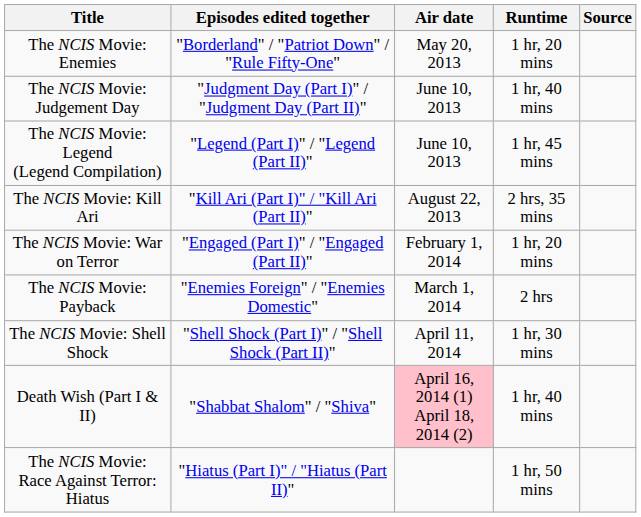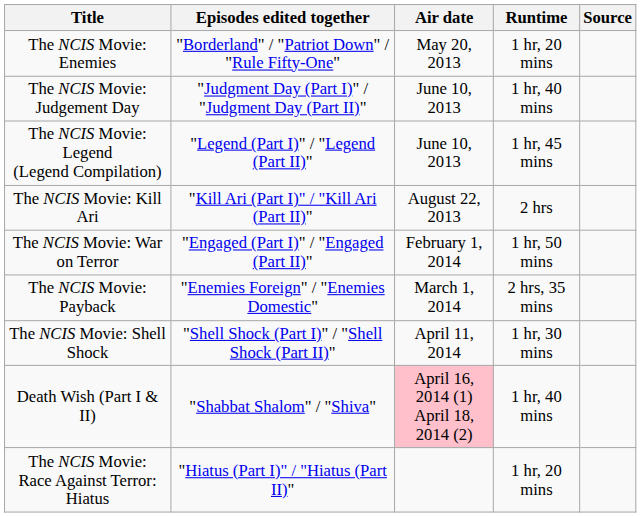(536, 207) 2 hrs, 35 mins -> (536, 207) 2 hrs
(536, 252) 1 hr, 20 mins -> (536, 252) 1 hr, 50 mins
(536, 297) 2 hrs -> (536, 297) 2 hrs, 35 mins
(536, 479) 1 hr, 50 mins -> (536, 479) 1 hr, 20 mins
